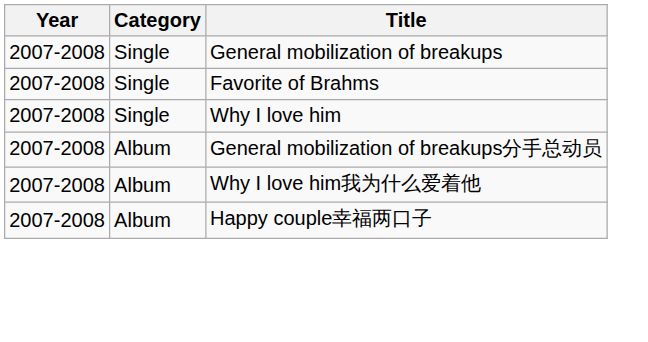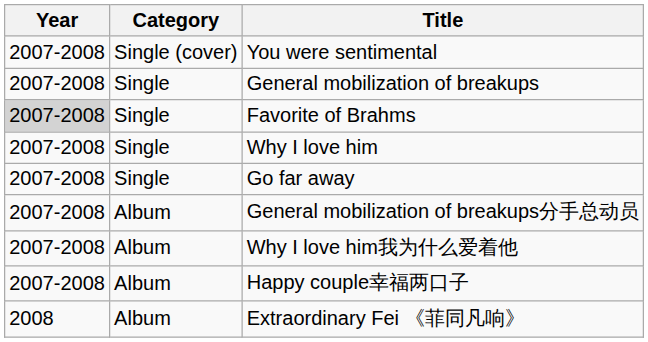+ row: (342, 52)
(57, 83) no background -> (57, 115) lightgrey background
+ row: (301, 178)
+ row: (386, 318)
